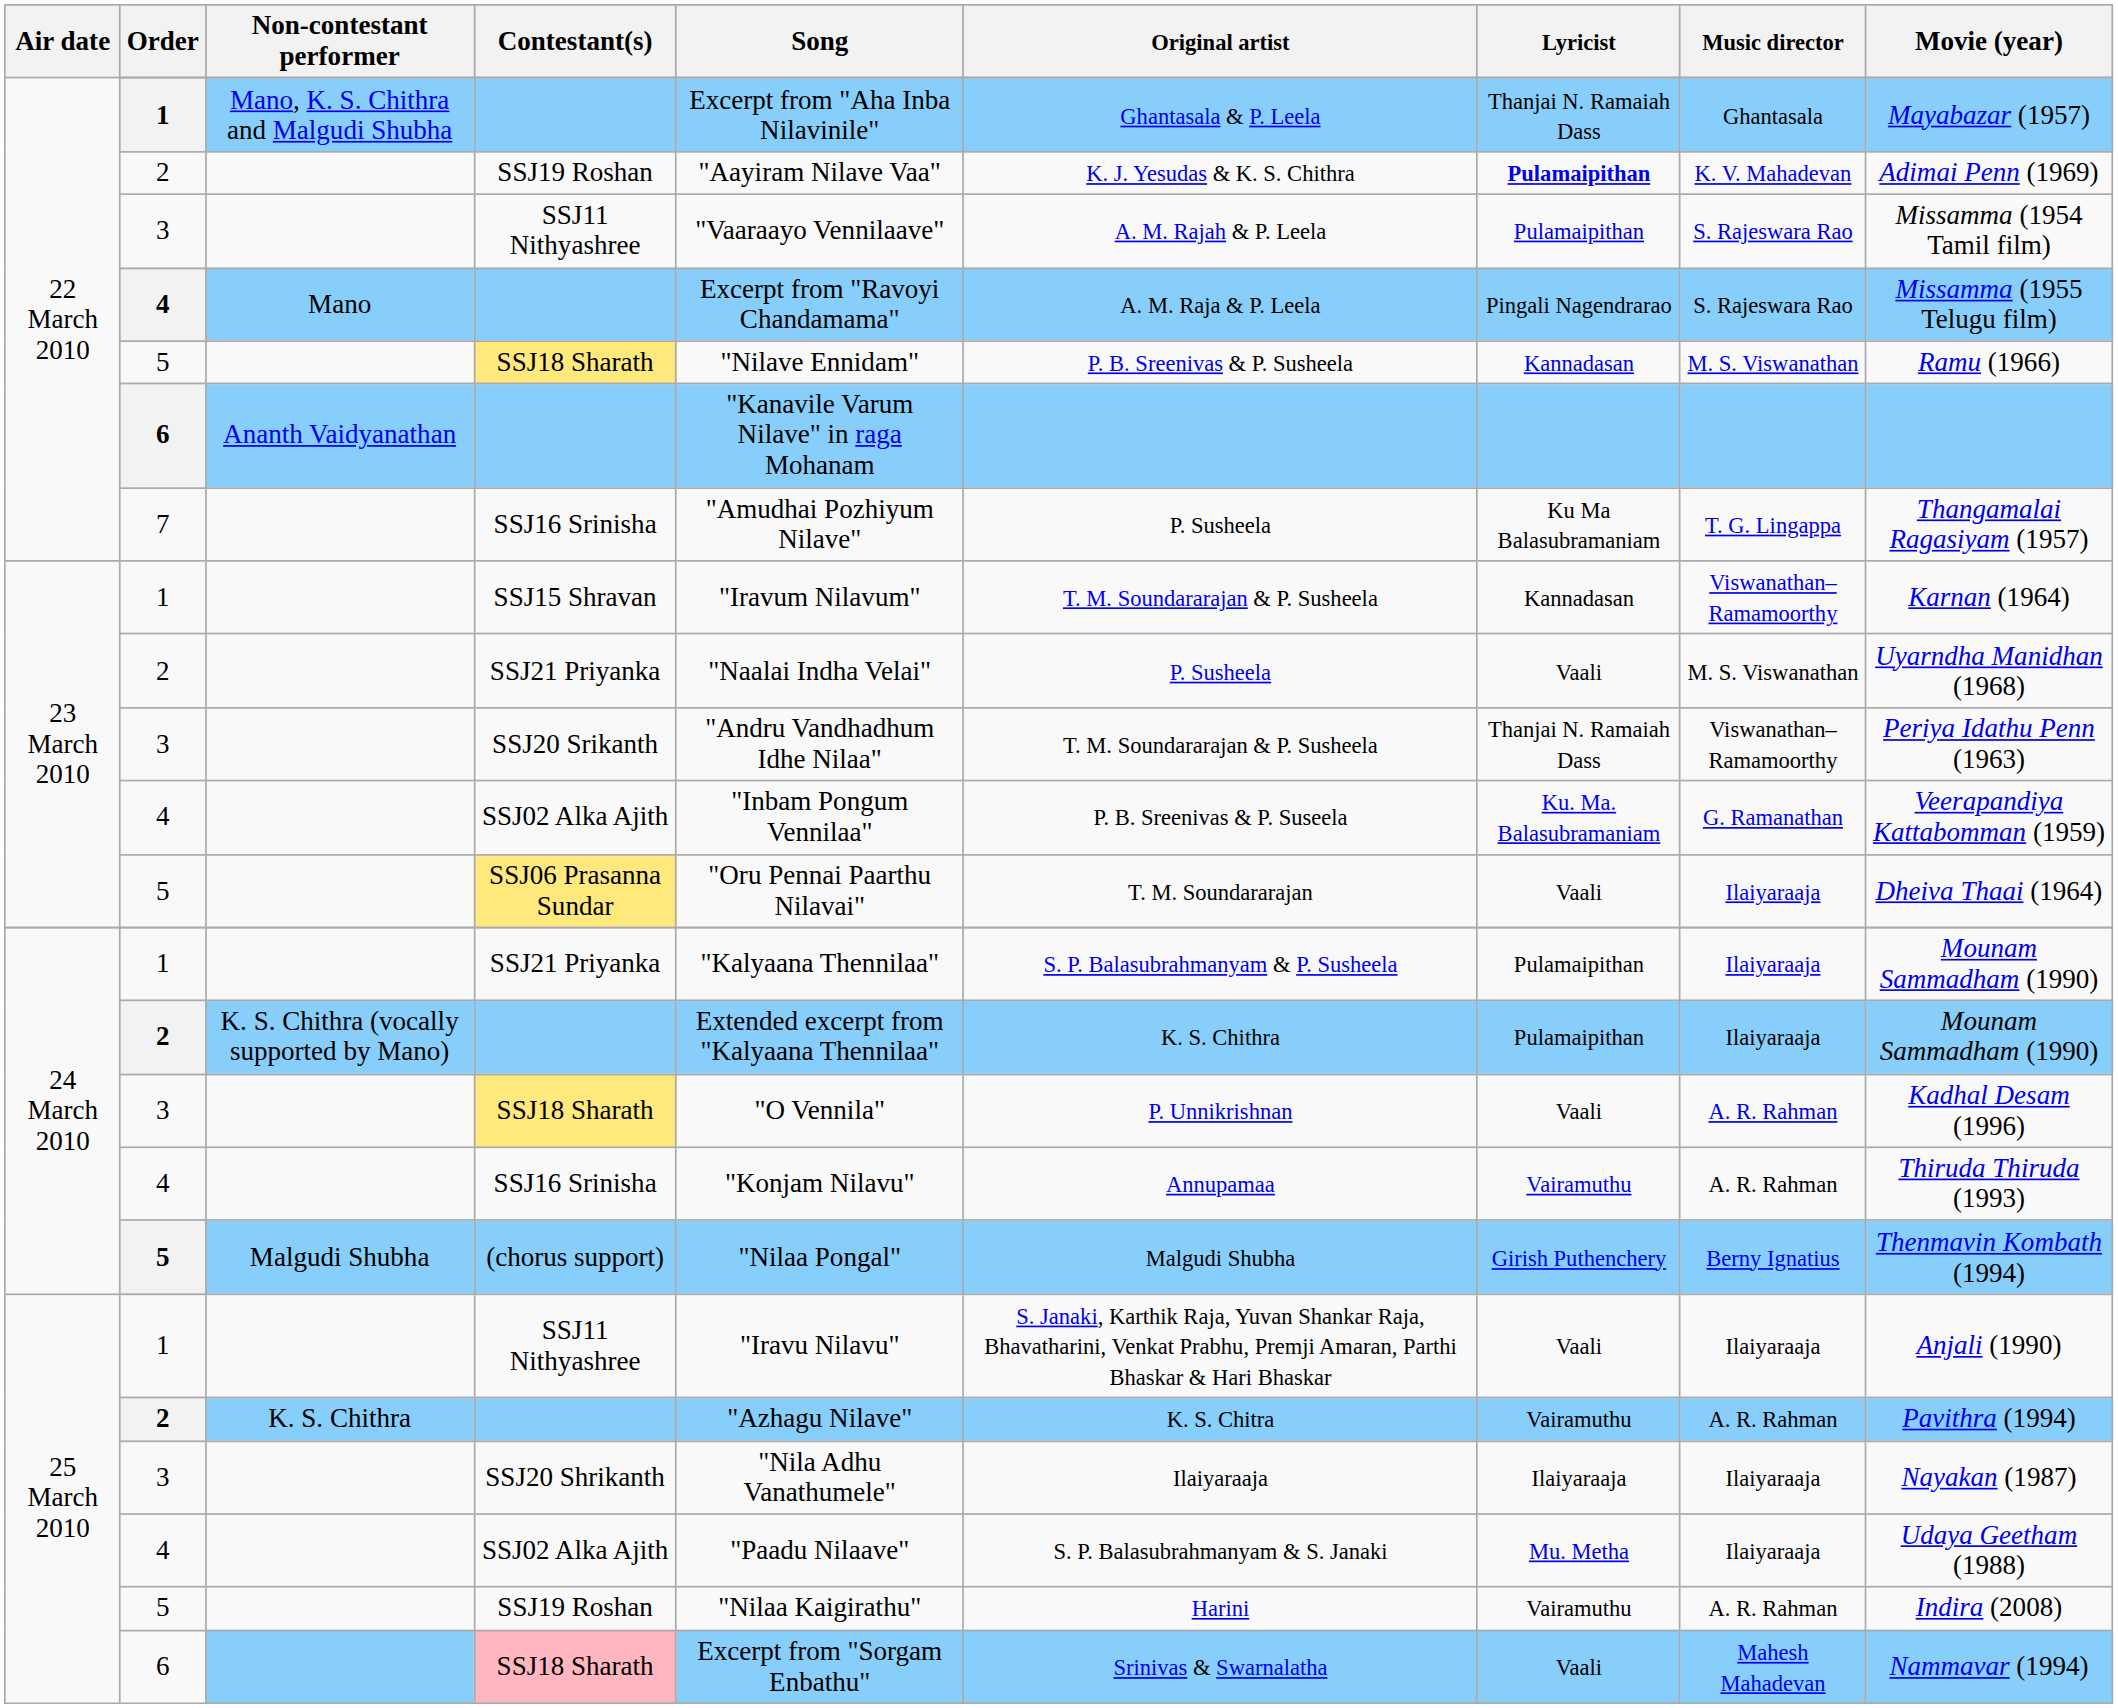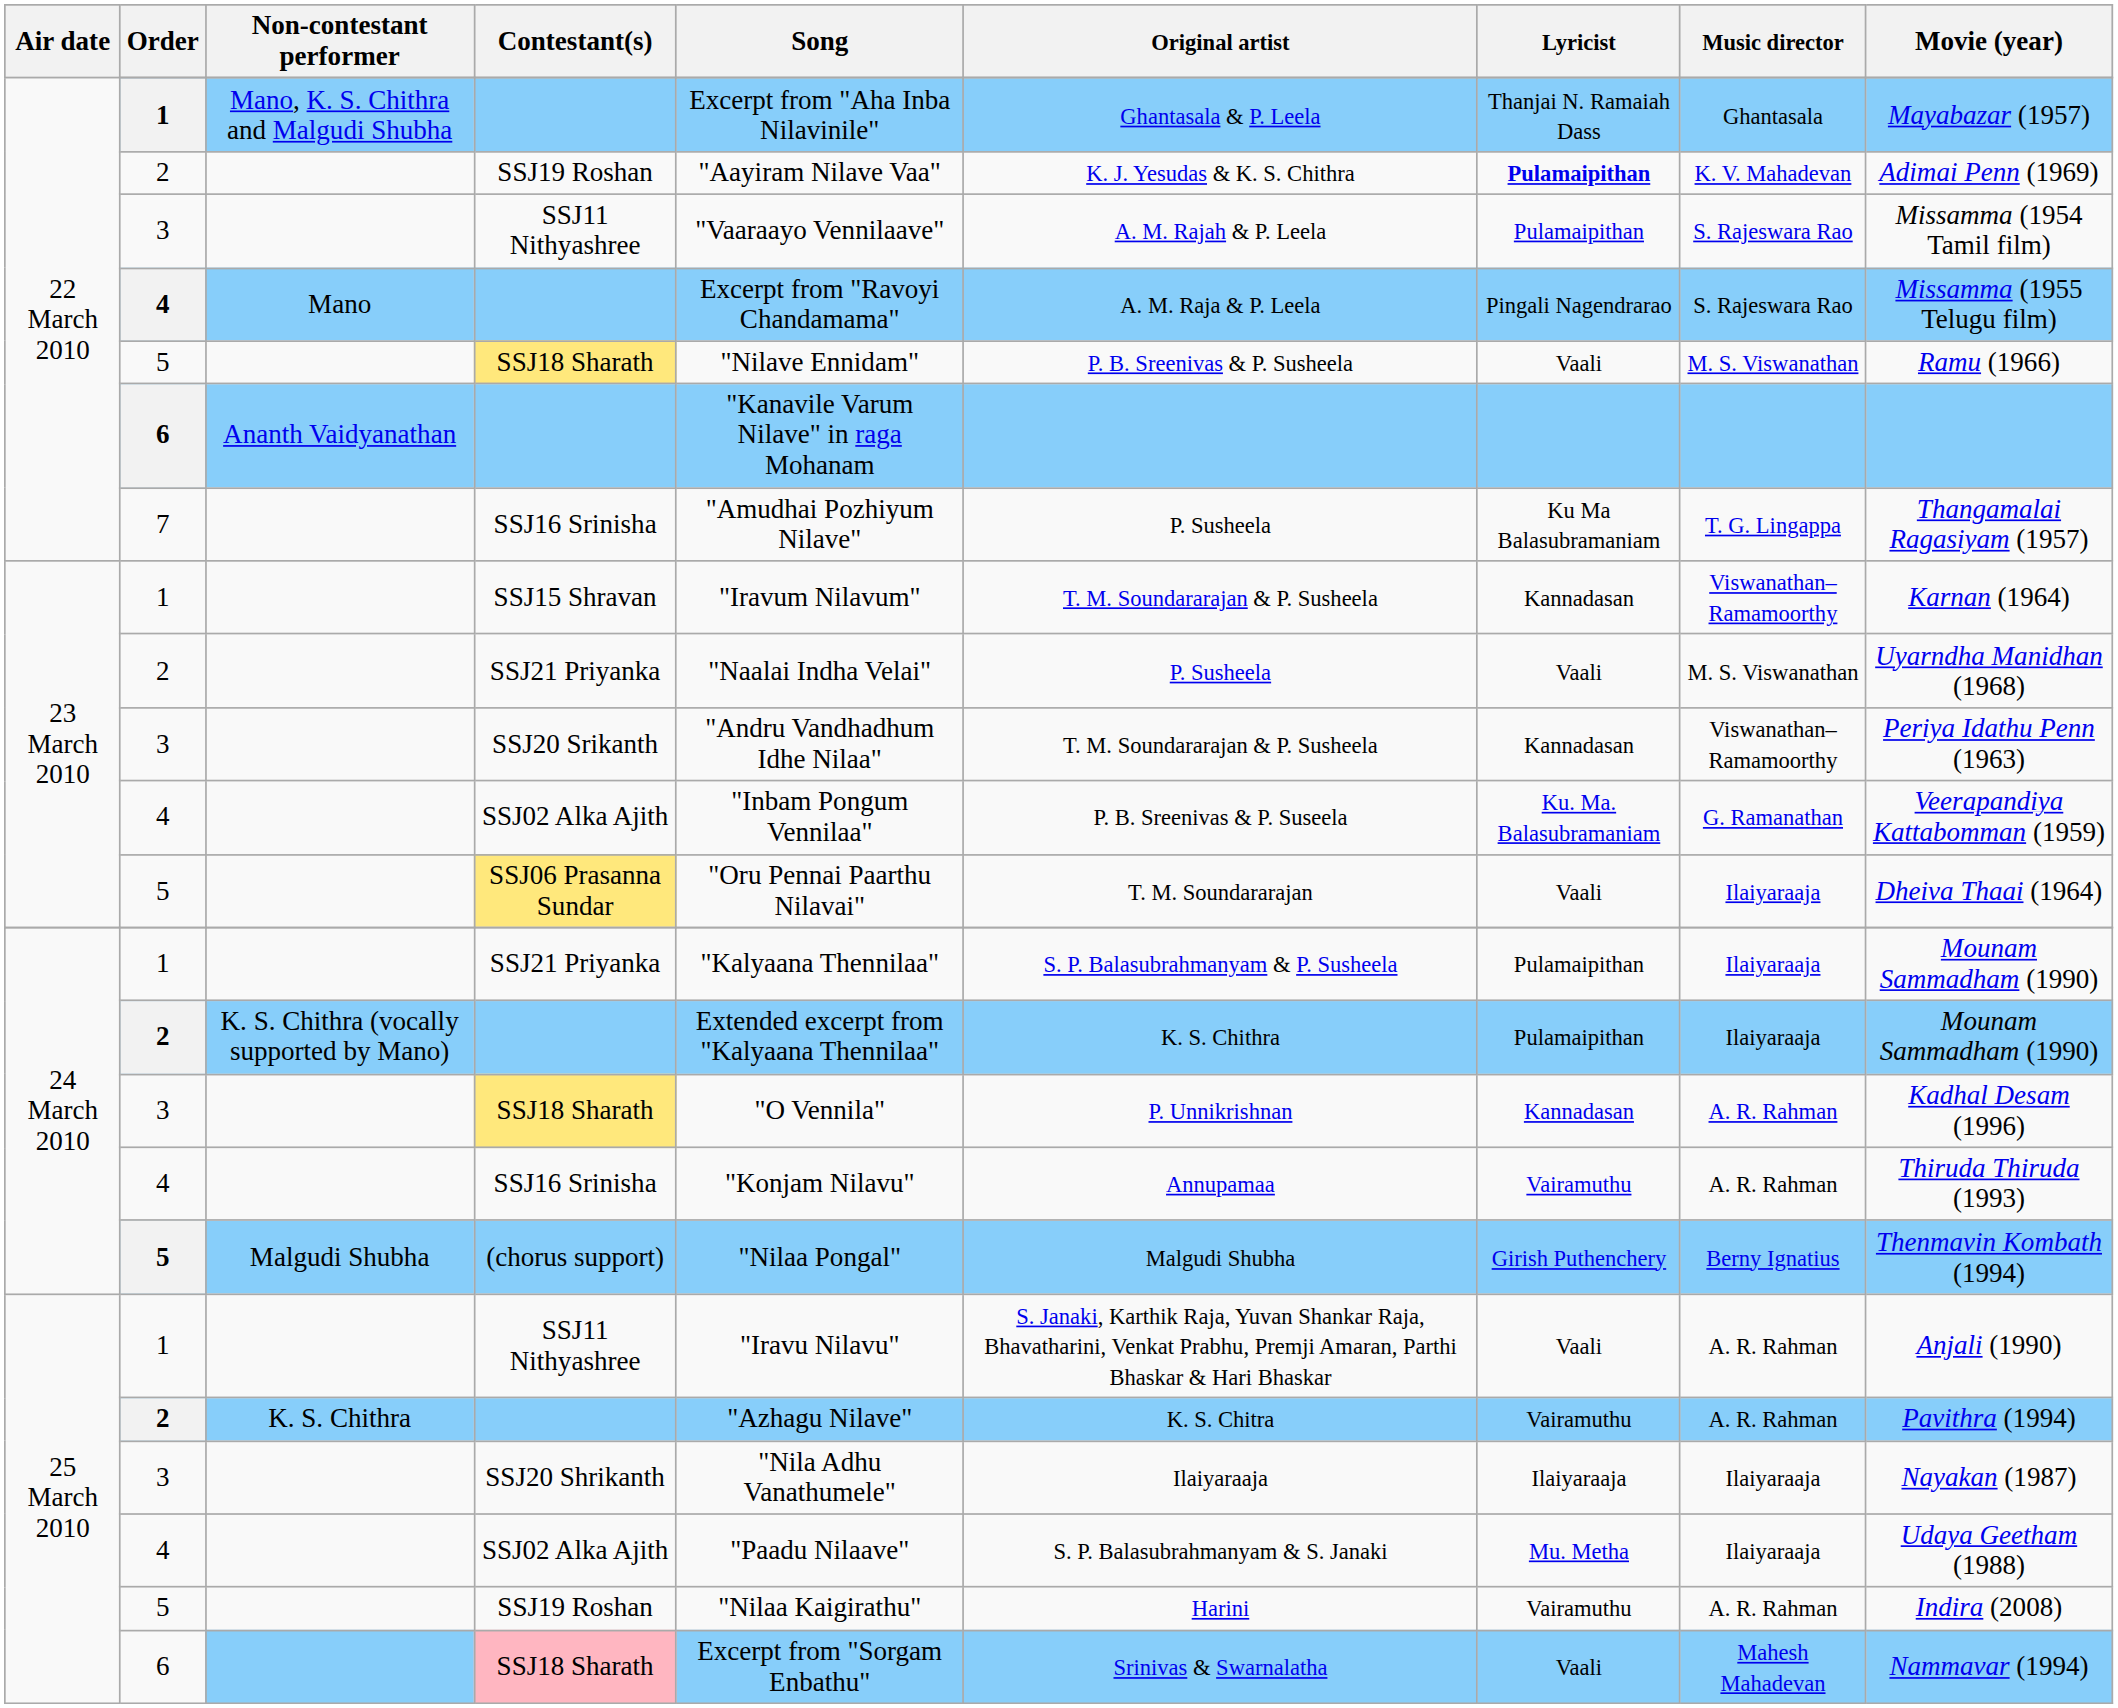(1579, 363) Kannadasan -> (1579, 363) Vaali
(1579, 745) Thanjai N. Ramaiah Dass -> (1579, 745) Kannadasan
(1579, 1111) Vaali -> (1579, 1111) Kannadasan
(1773, 1347) Ilaiyaraaja -> (1773, 1347) A. R. Rahman
